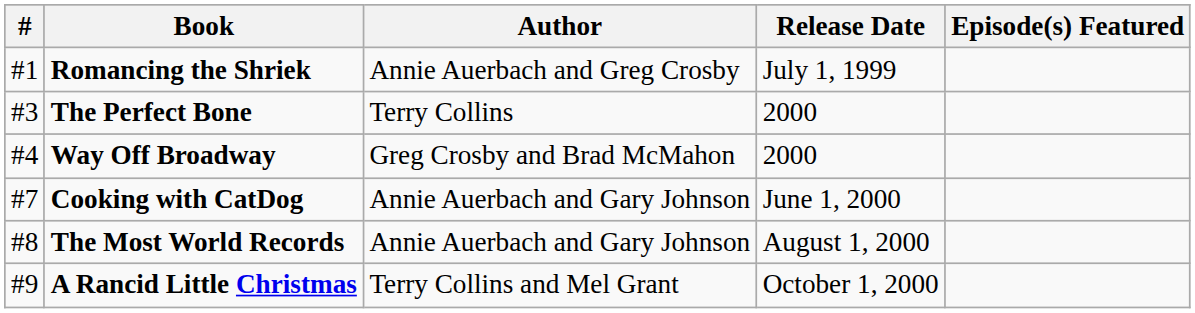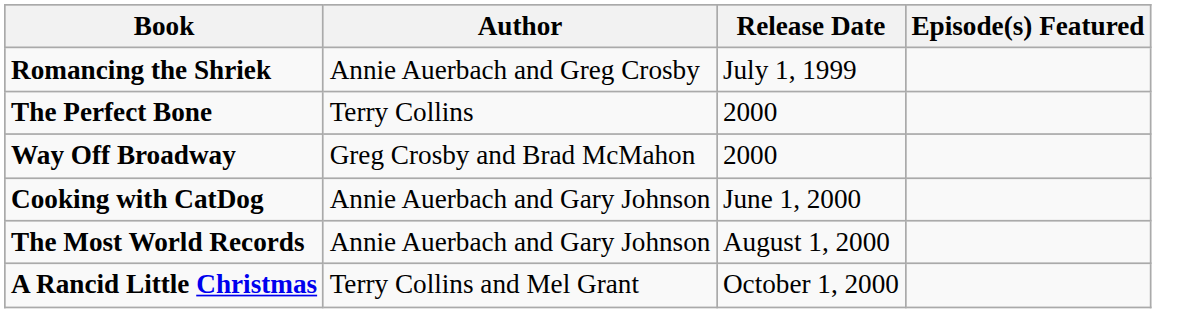- column: (25, 26)
